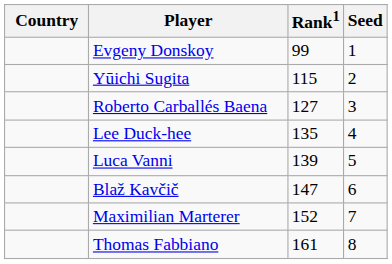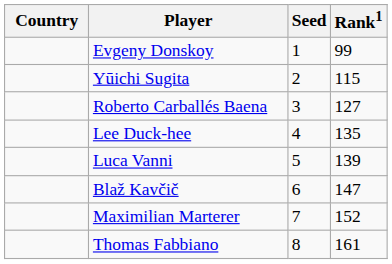columns swapped: (316, 20) <-> (365, 20)
